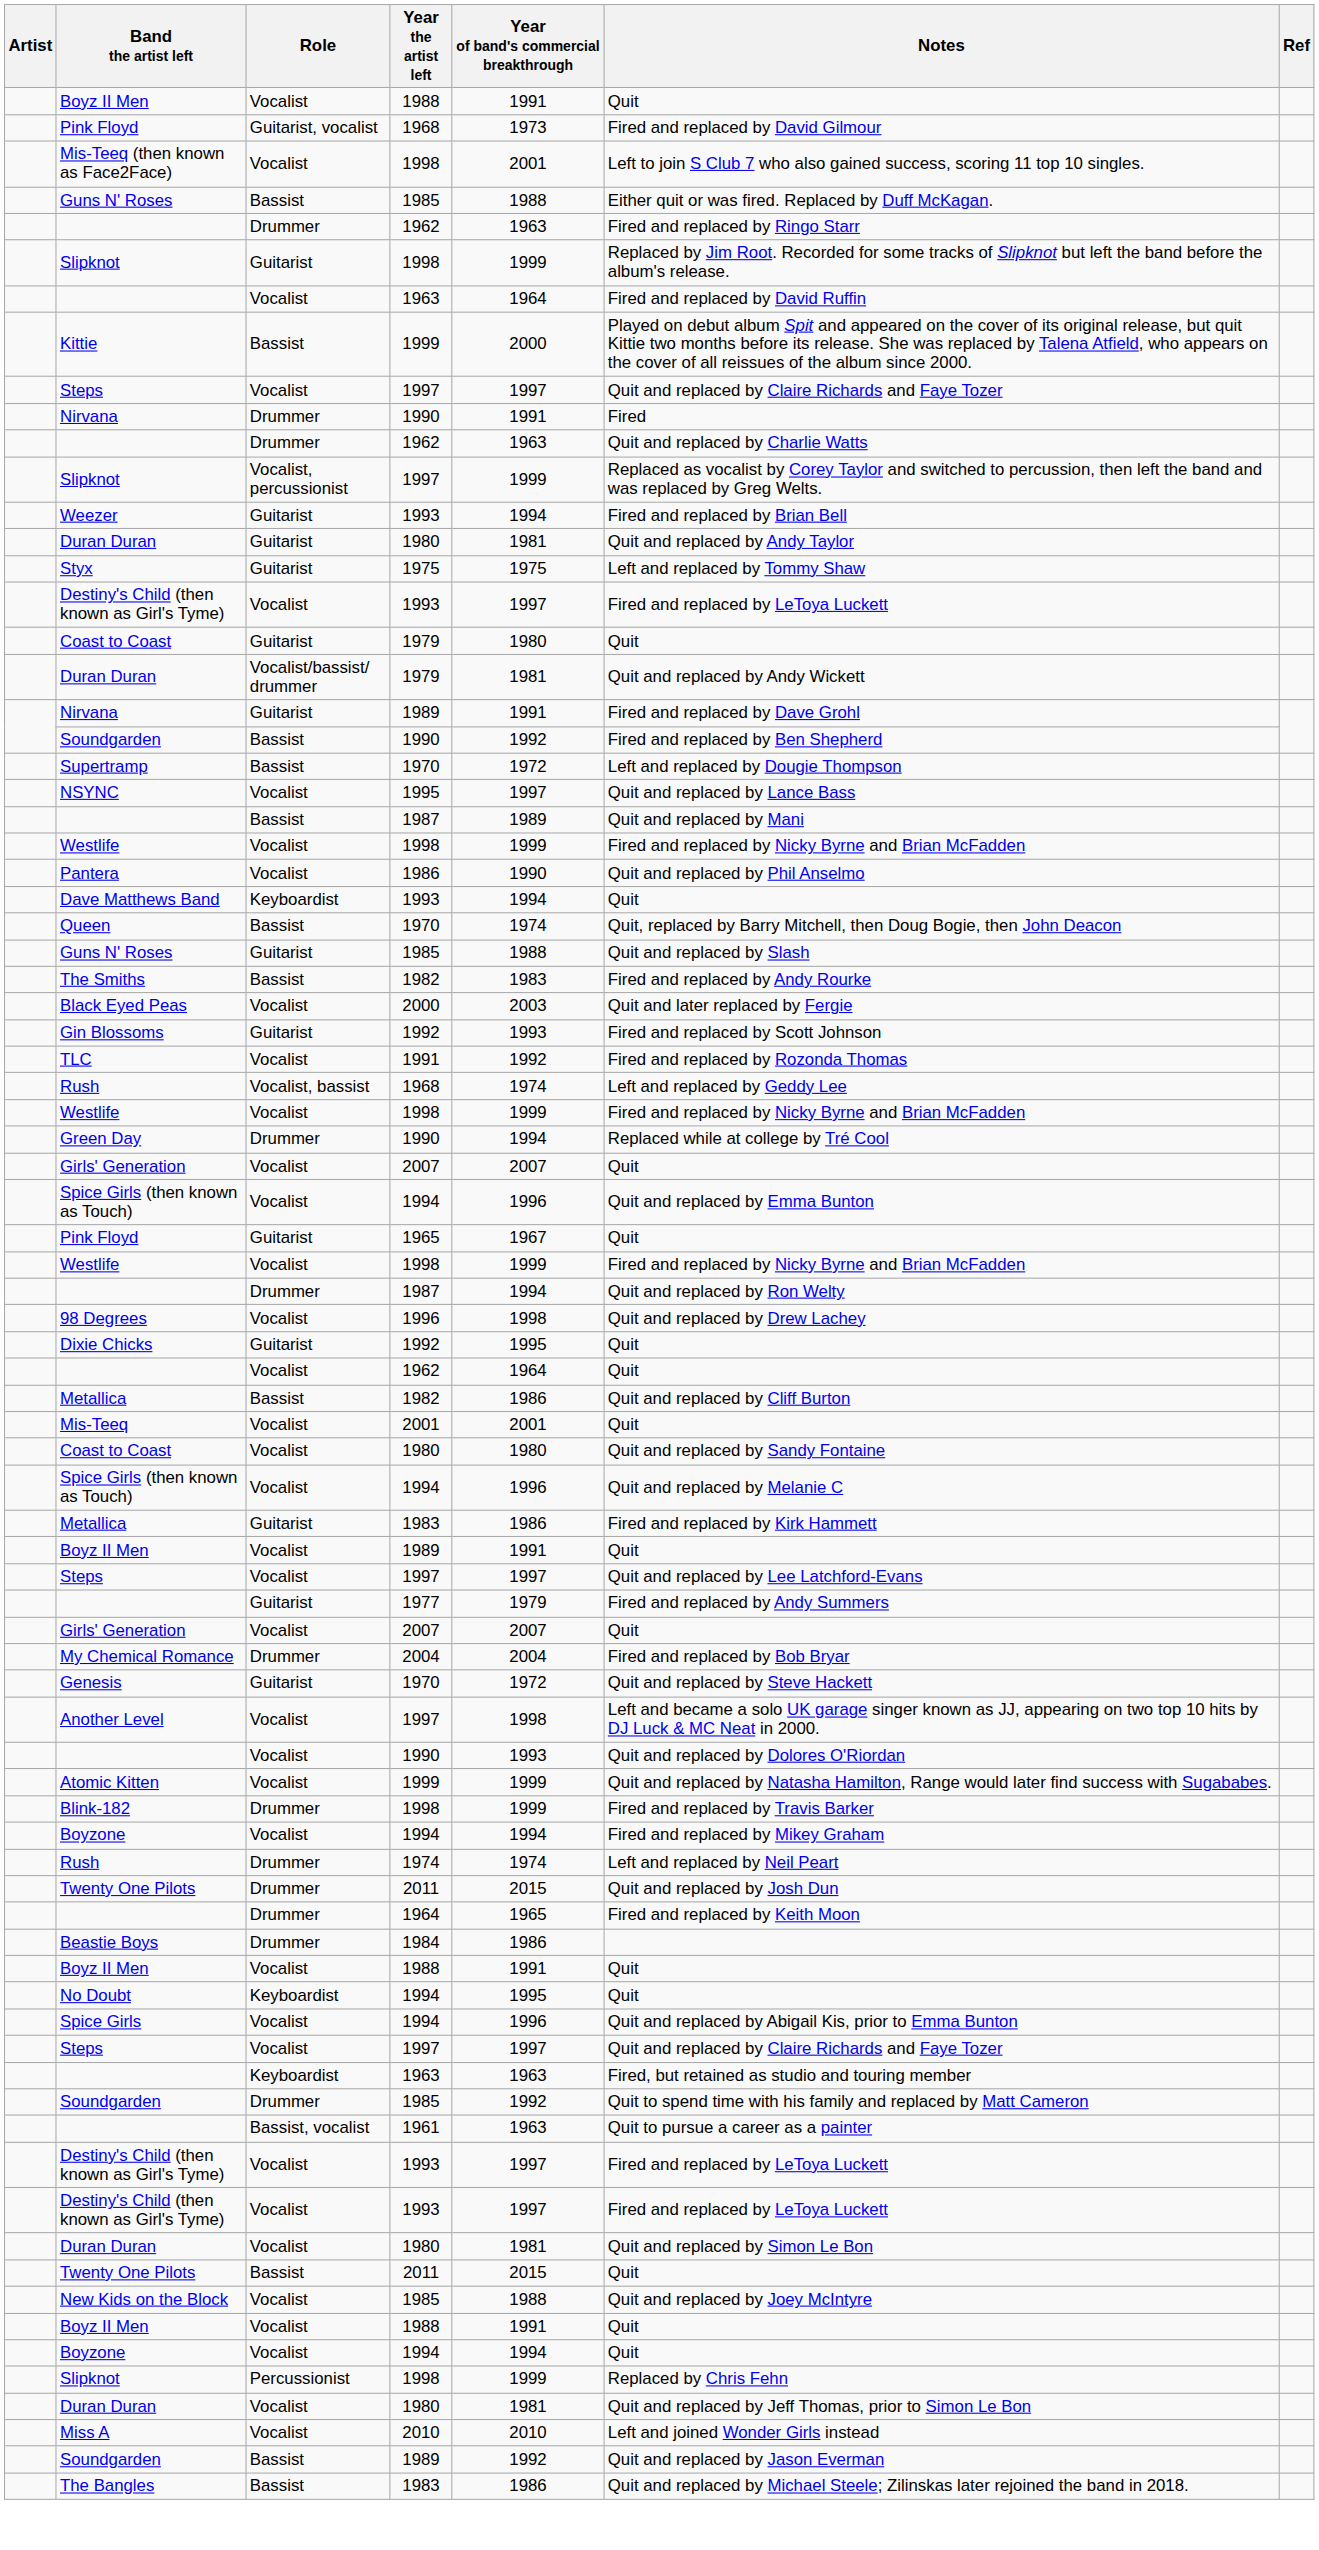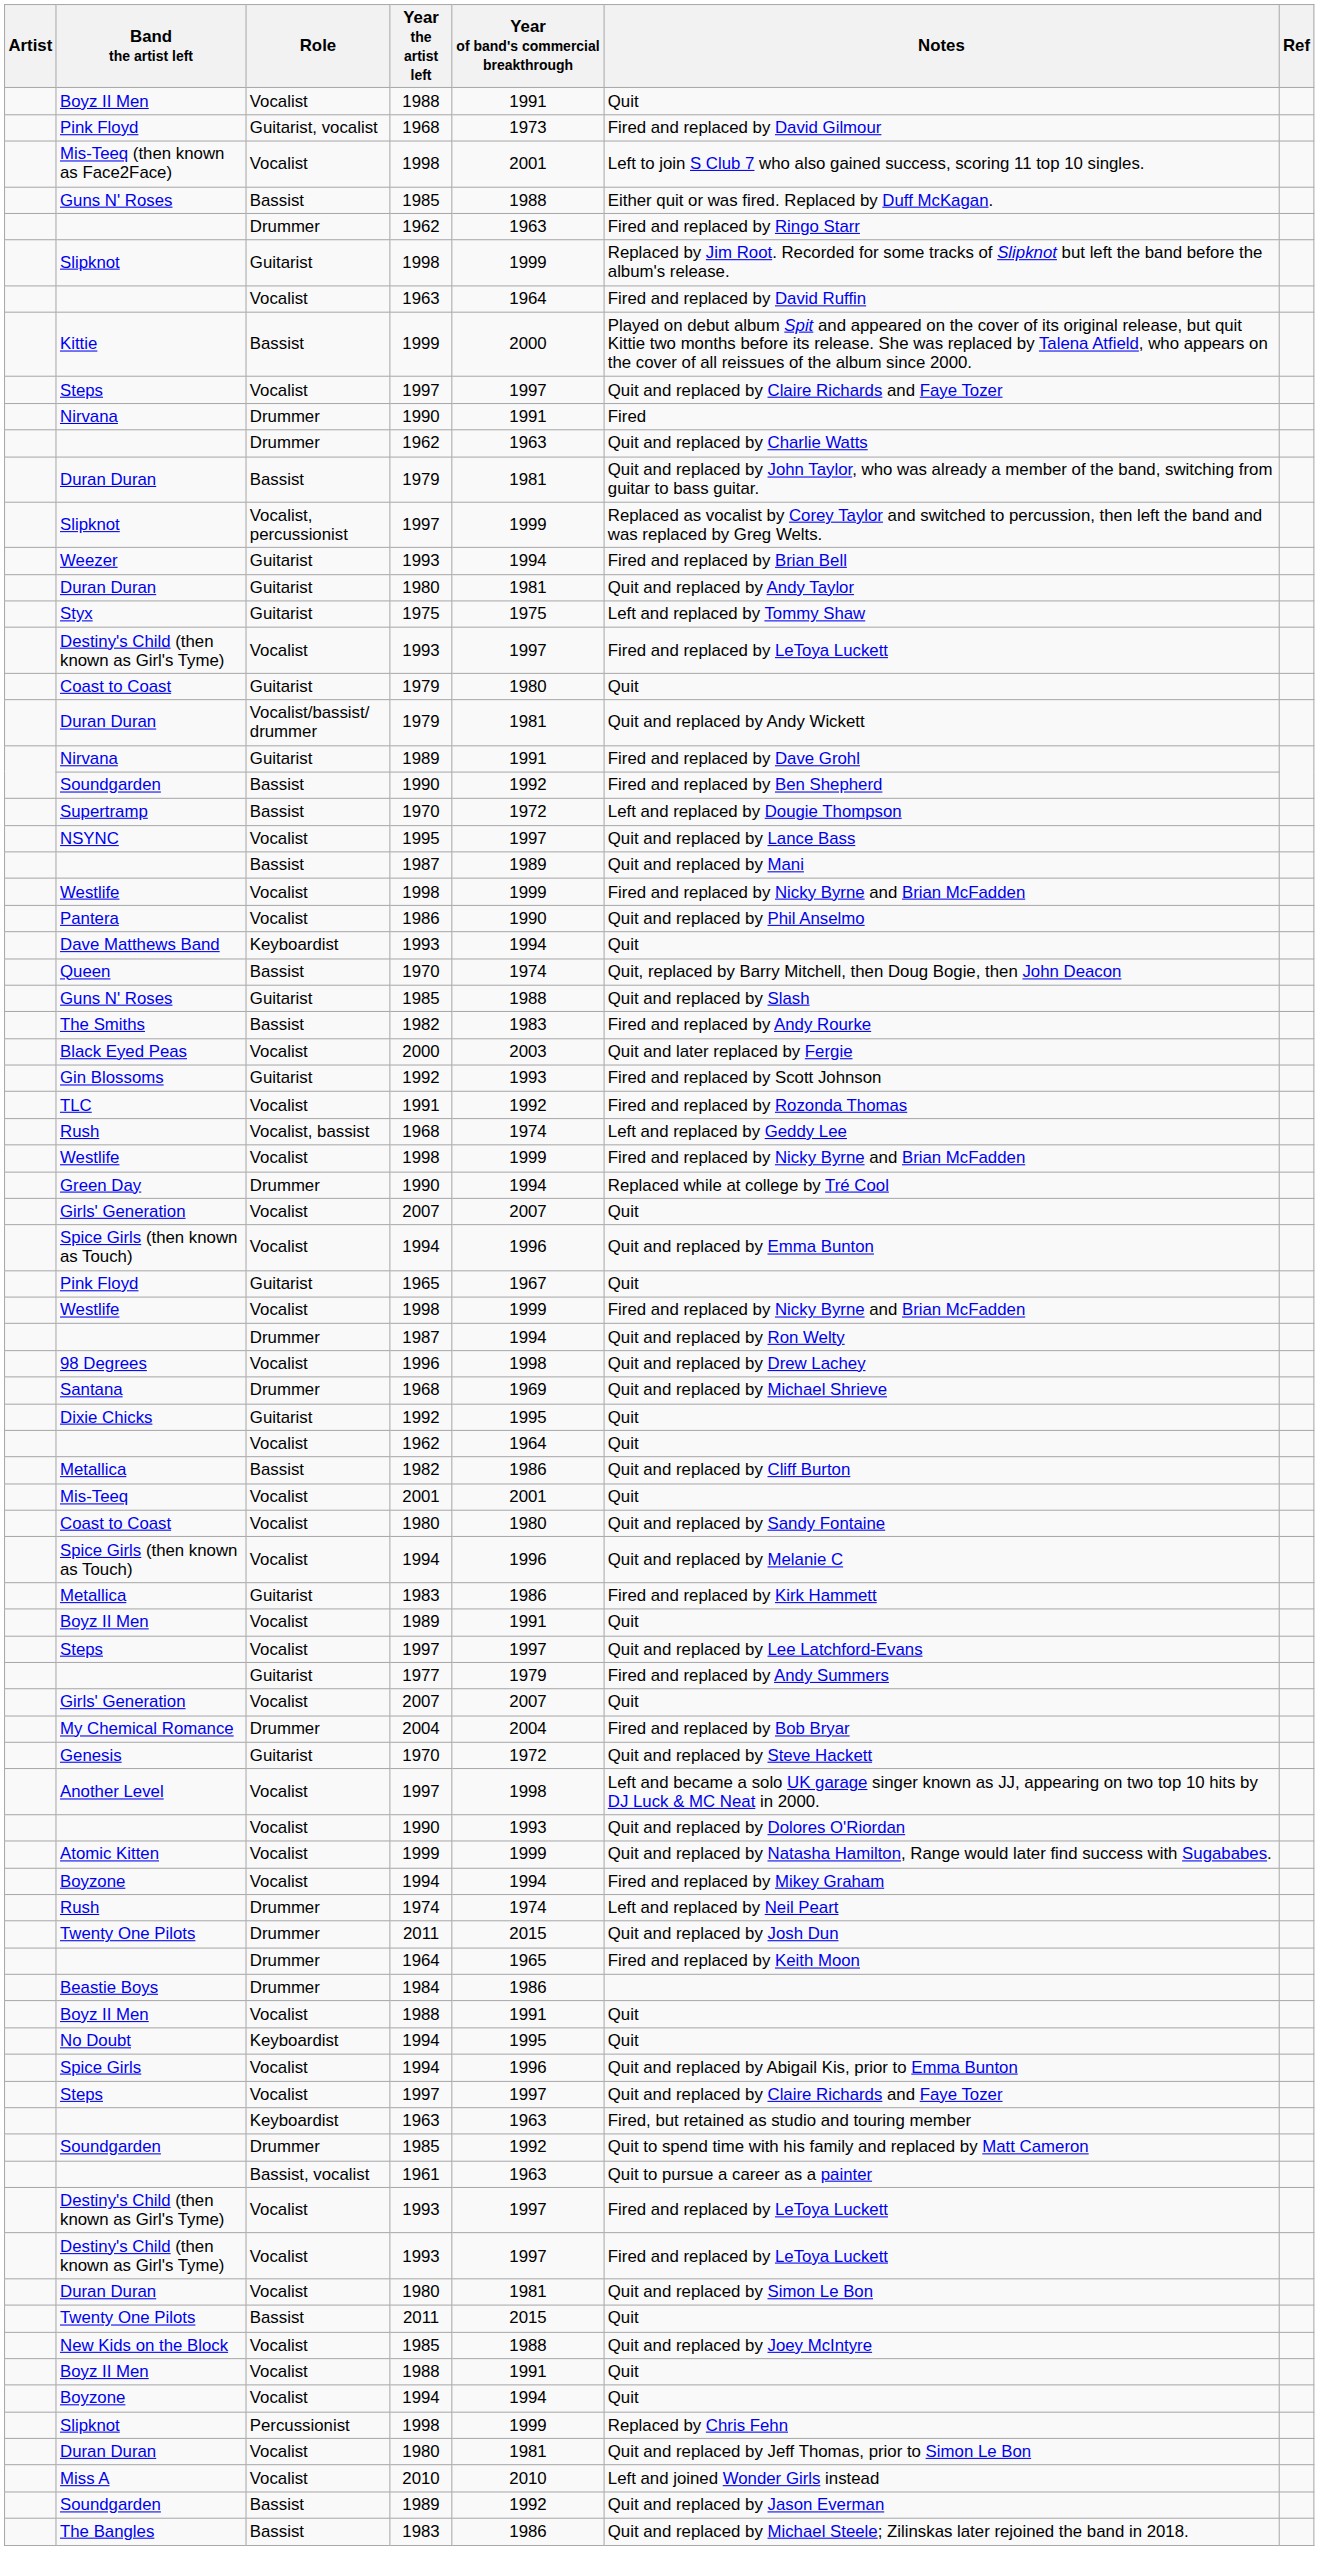+ row: (108, 479)
+ row: (91, 1390)
- row: (95, 1808)
